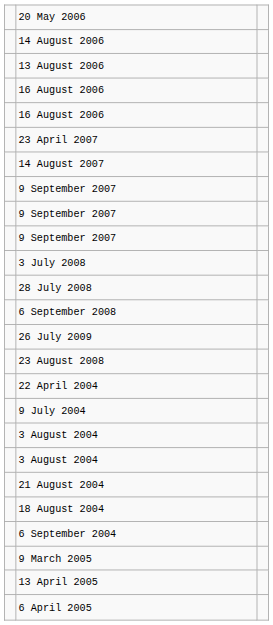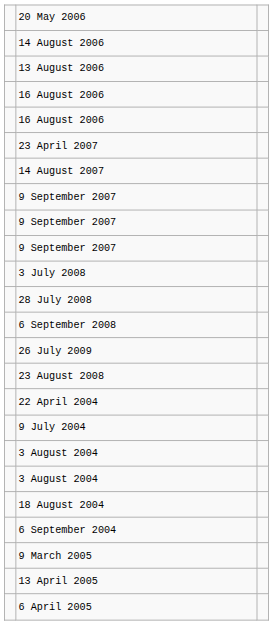- row: (10, 484)
